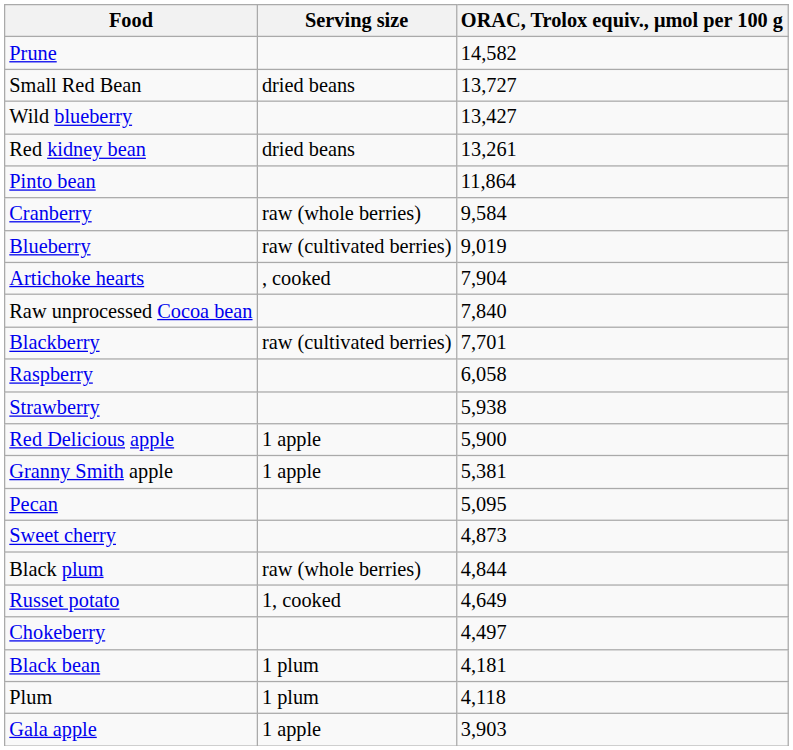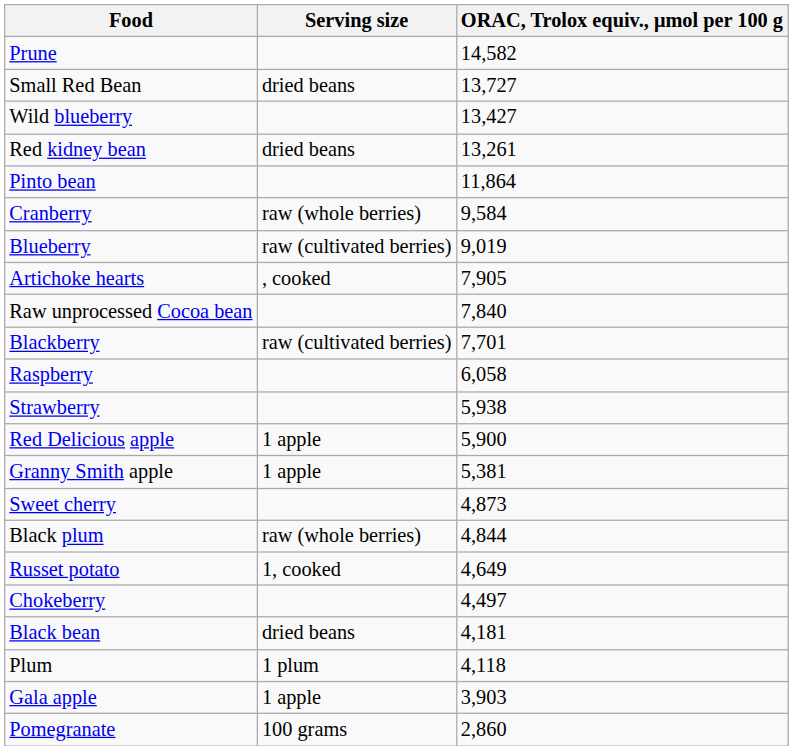(484, 278) 7,904 -> (484, 278) 7,905
- row: (34, 504)
(290, 665) 1 plum -> (308, 632) dried beans
+ row: (62, 729)
